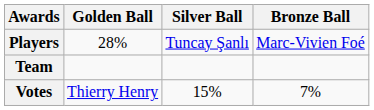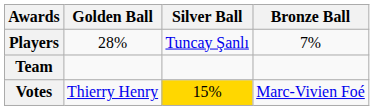(310, 42) Marc-Vivien Foé -> (310, 42) 7%
(207, 92) no background -> (207, 92) gold background
(310, 92) 7% -> (310, 92) Marc-Vivien Foé
